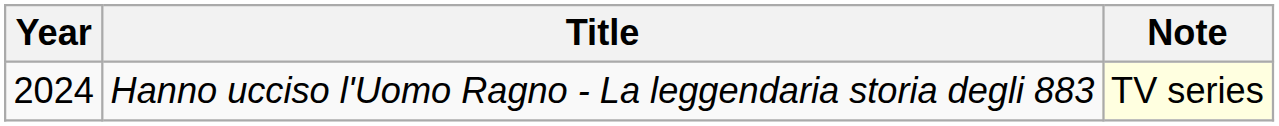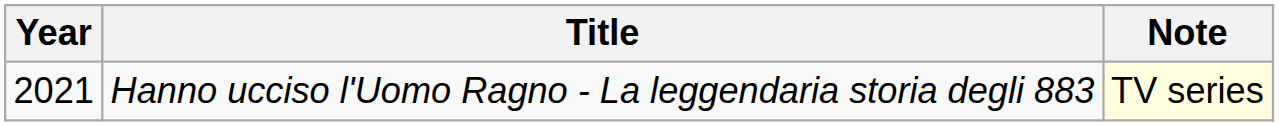(54, 90) 2024 -> (54, 90) 2021
